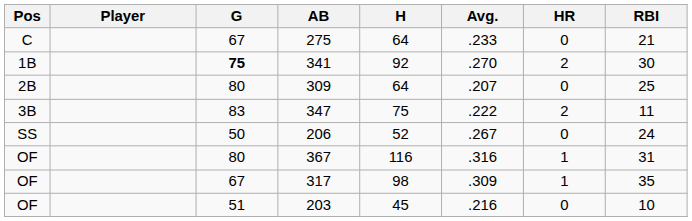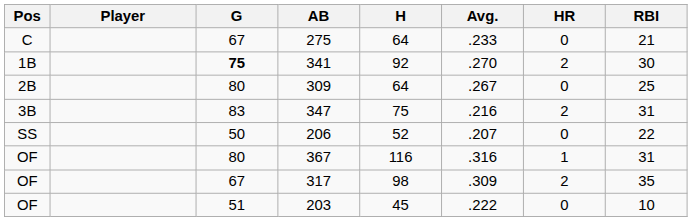(483, 87) .207 -> (483, 87) .267
(483, 110) .222 -> (483, 110) .216
(646, 110) 11 -> (646, 110) 31
(483, 134) .267 -> (483, 134) .207
(646, 134) 24 -> (646, 134) 22
(564, 181) 1 -> (564, 181) 2
(483, 205) .216 -> (483, 205) .222
